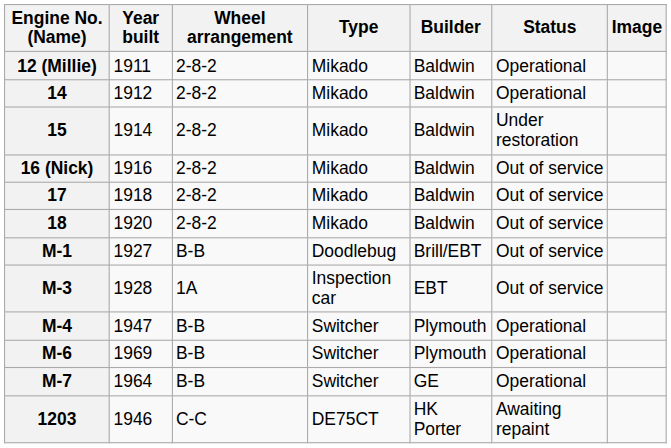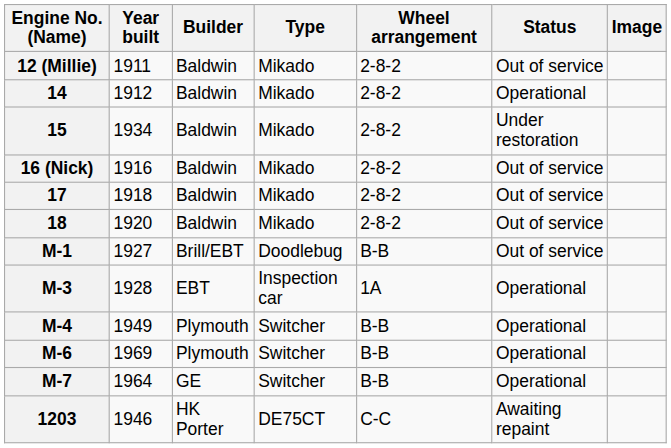columns swapped: (451, 28) <-> (240, 28)
(541, 65) Operational -> (550, 65) Out of service
(133, 130) 1914 -> (133, 130) 1934
(550, 288) Out of service -> (541, 288) Operational
(133, 326) 1947 -> (133, 326) 1949
